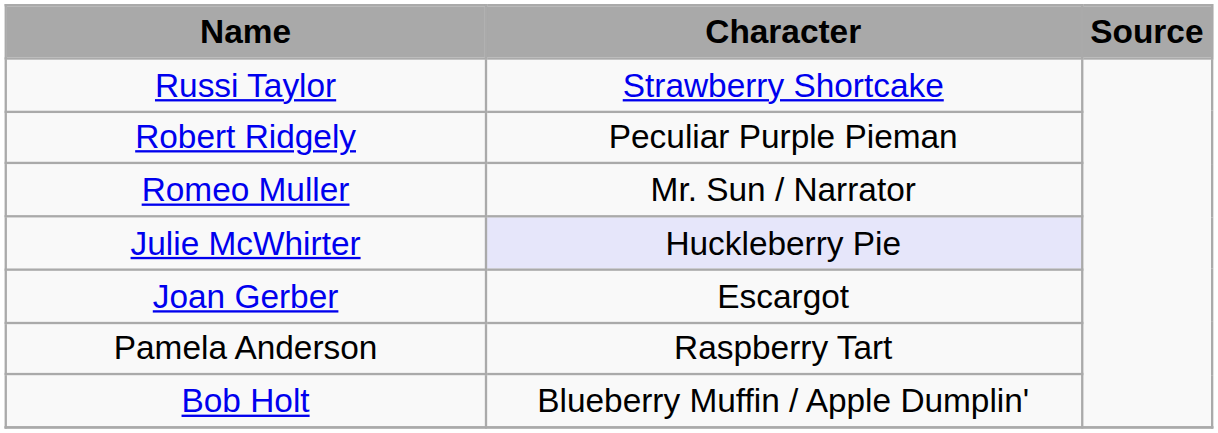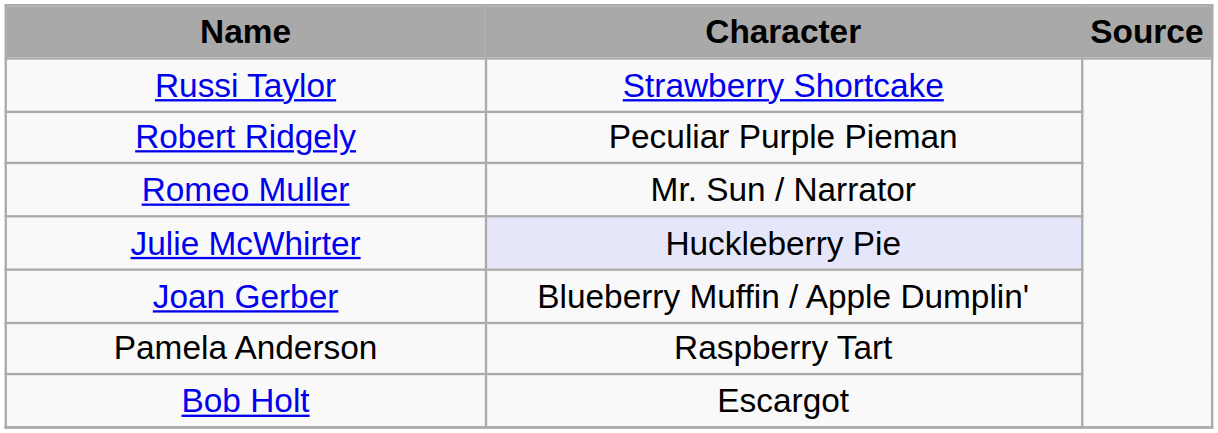(783, 295) Escargot -> (783, 295) Blueberry Muffin / Apple Dumplin'
(783, 401) Blueberry Muffin / Apple Dumplin' -> (783, 401) Escargot
